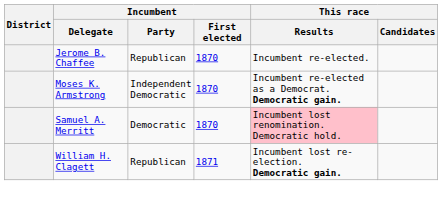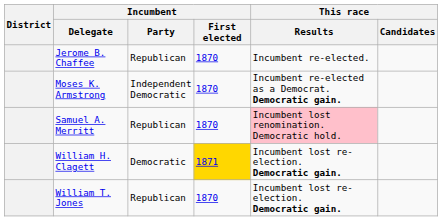(158, 125) Democratic -> (158, 125) Republican
(158, 162) Republican -> (158, 162) Democratic
(207, 162) no background -> (207, 162) gold background
+ row: (83, 198)
